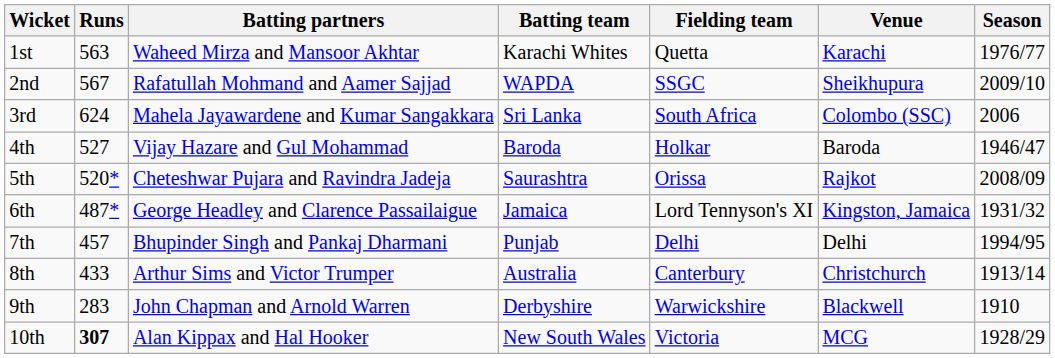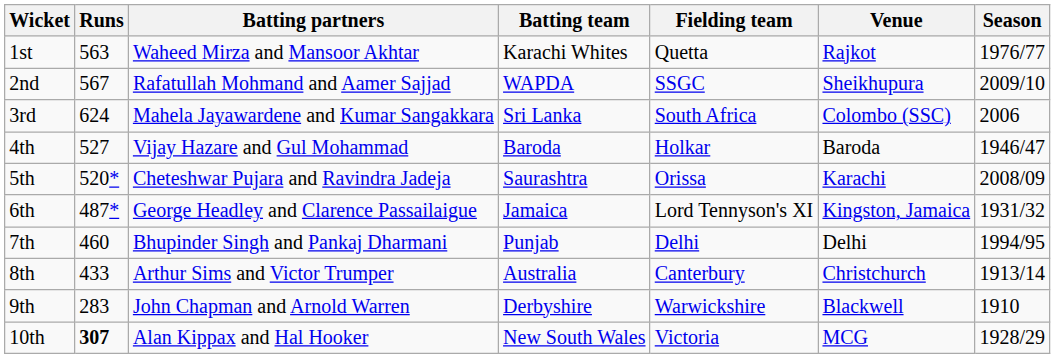(854, 52) Karachi -> (849, 52) Rajkot
(849, 178) Rajkot -> (854, 178) Karachi
(94, 242) 457 -> (94, 242) 460
